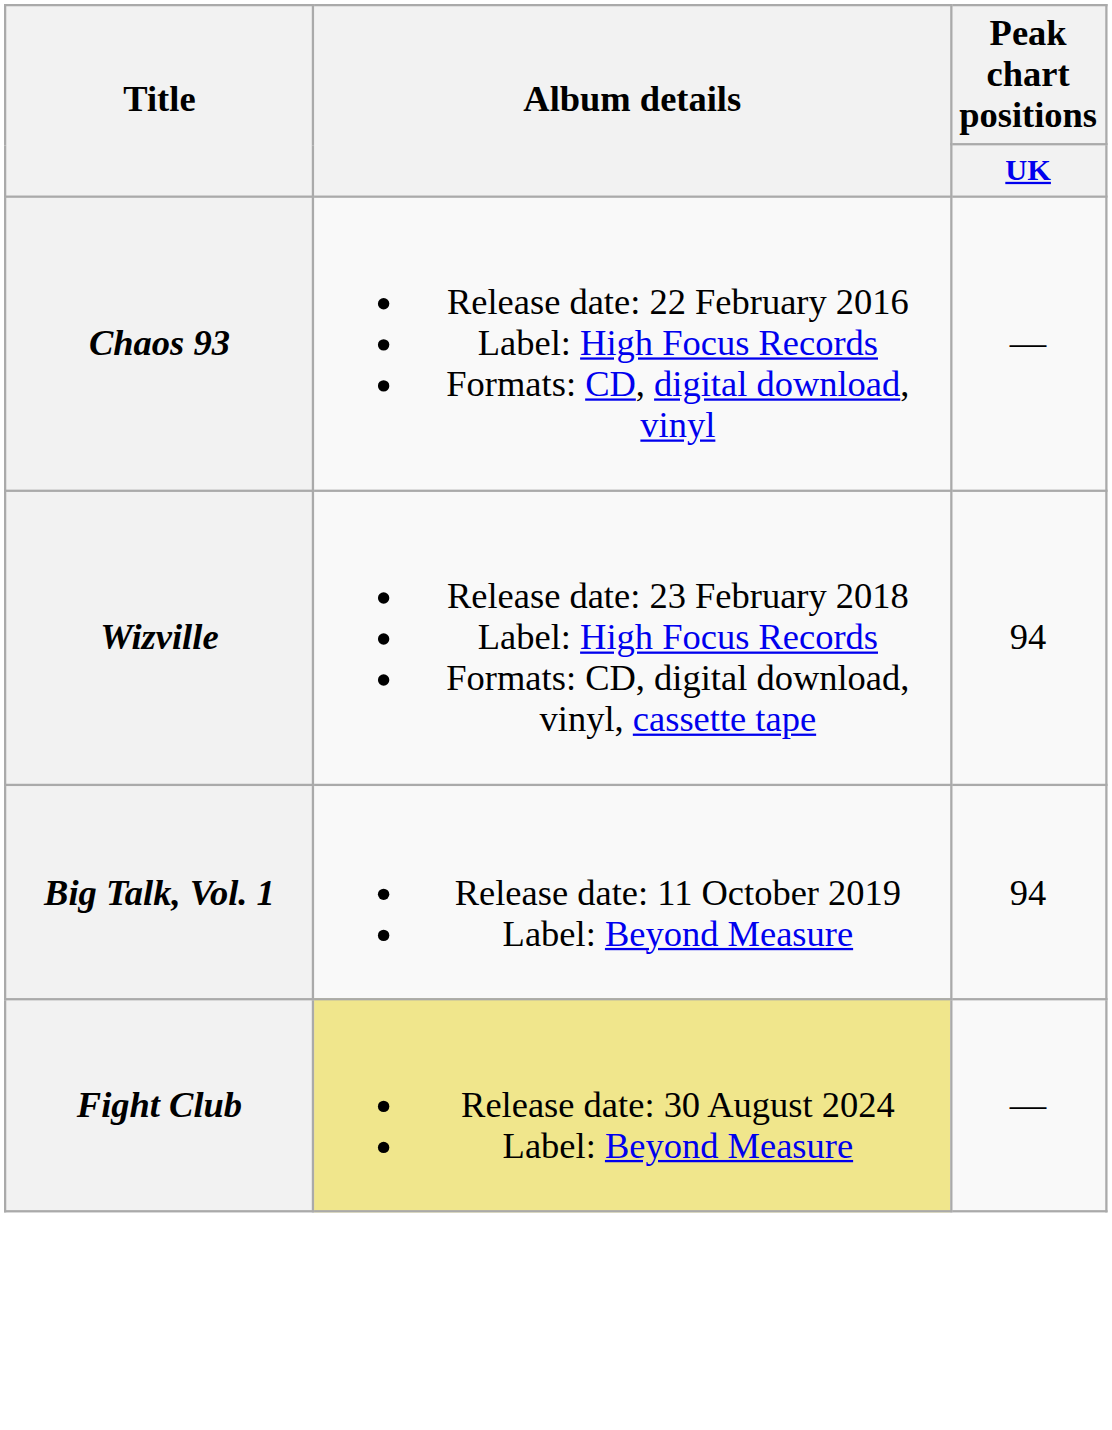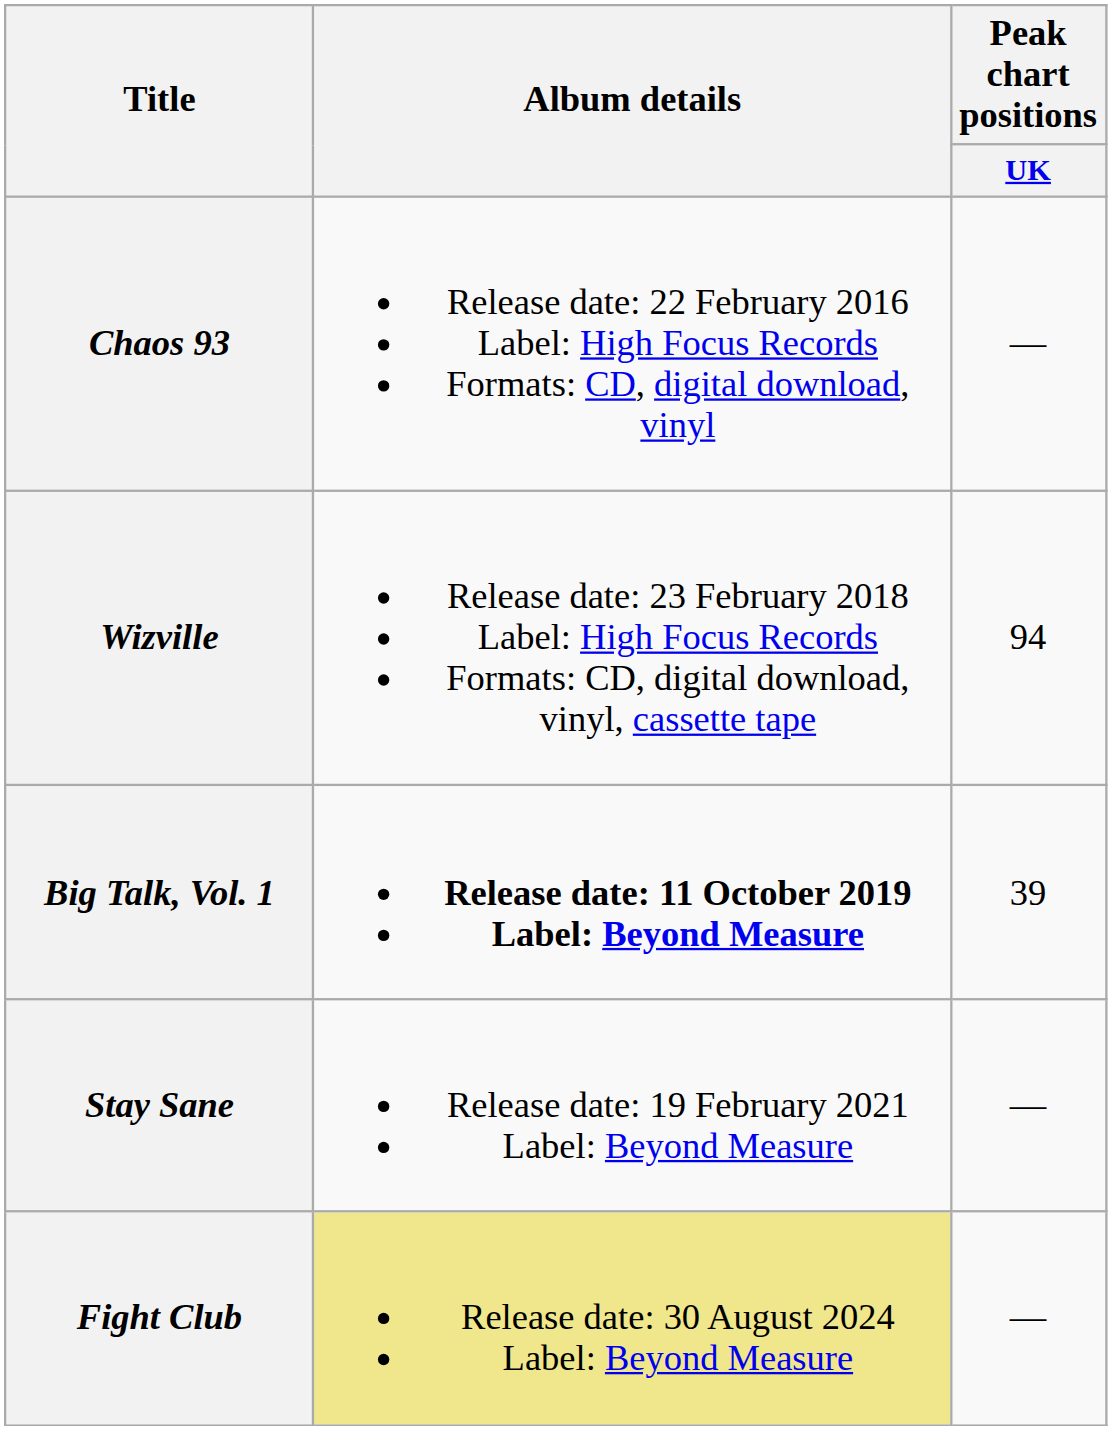(632, 913) normal -> (632, 913) bold
(1028, 891) 94 -> (1028, 891) 39
+ row: (159, 1104)
